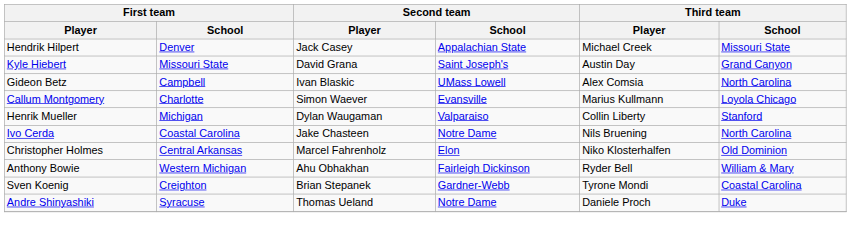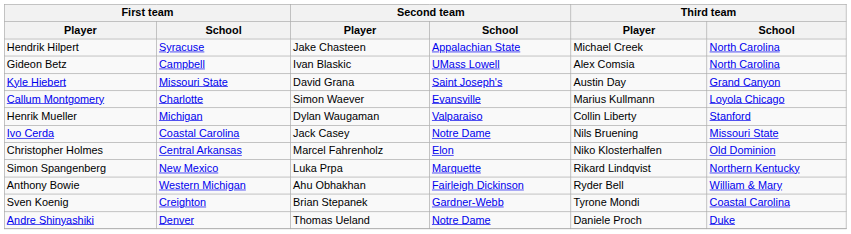(177, 47) Denver -> (182, 47) Syracuse
(324, 47) Jack Casey -> (329, 47) Jake Chasteen
(756, 47) Missouri State -> (745, 47) North Carolina
rows swapped: (37, 82) <-> (36, 64)
(332, 133) Jake Chasteen -> (321, 133) Jack Casey
(756, 133) North Carolina -> (744, 133) Missouri State
+ row: (56, 168)
(182, 202) Syracuse -> (177, 220) Denver
